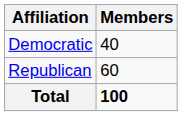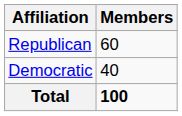rows swapped: (50, 70) <-> (50, 44)
